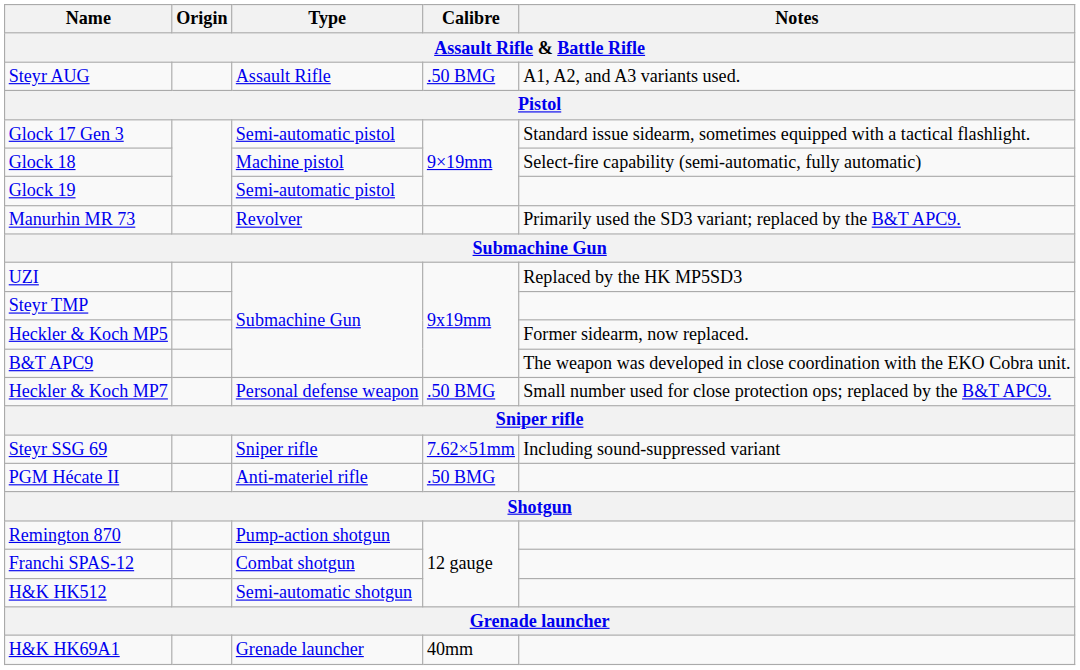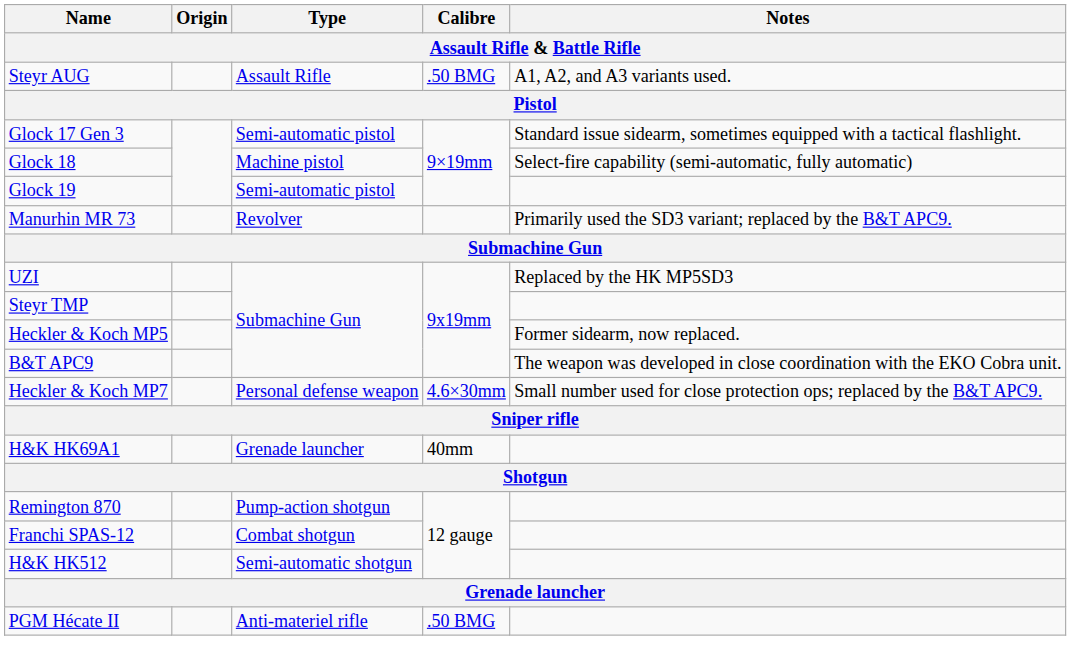(461, 391) .50 BMG -> (466, 391) 4.6×30mm
- row: (58, 448)
rows swapped: (64, 477) <-> (64, 649)
